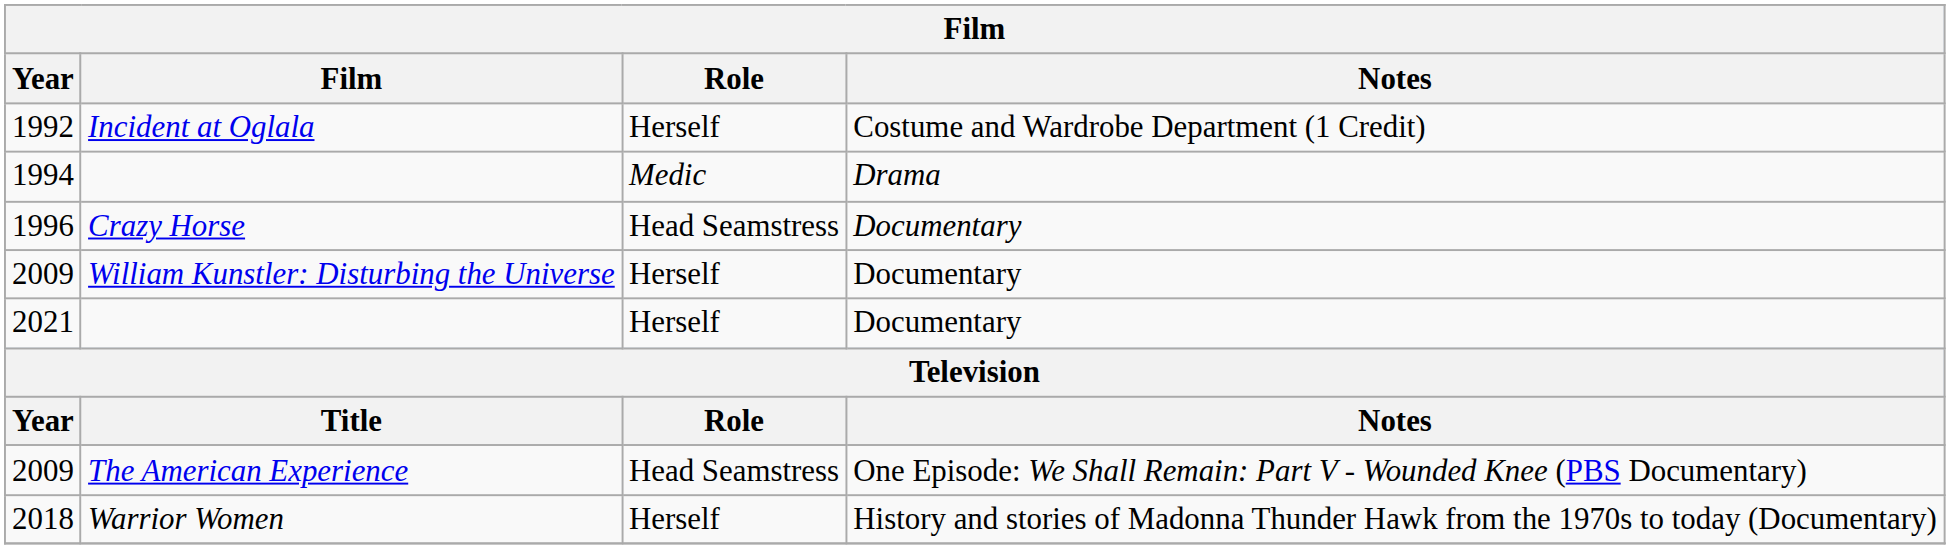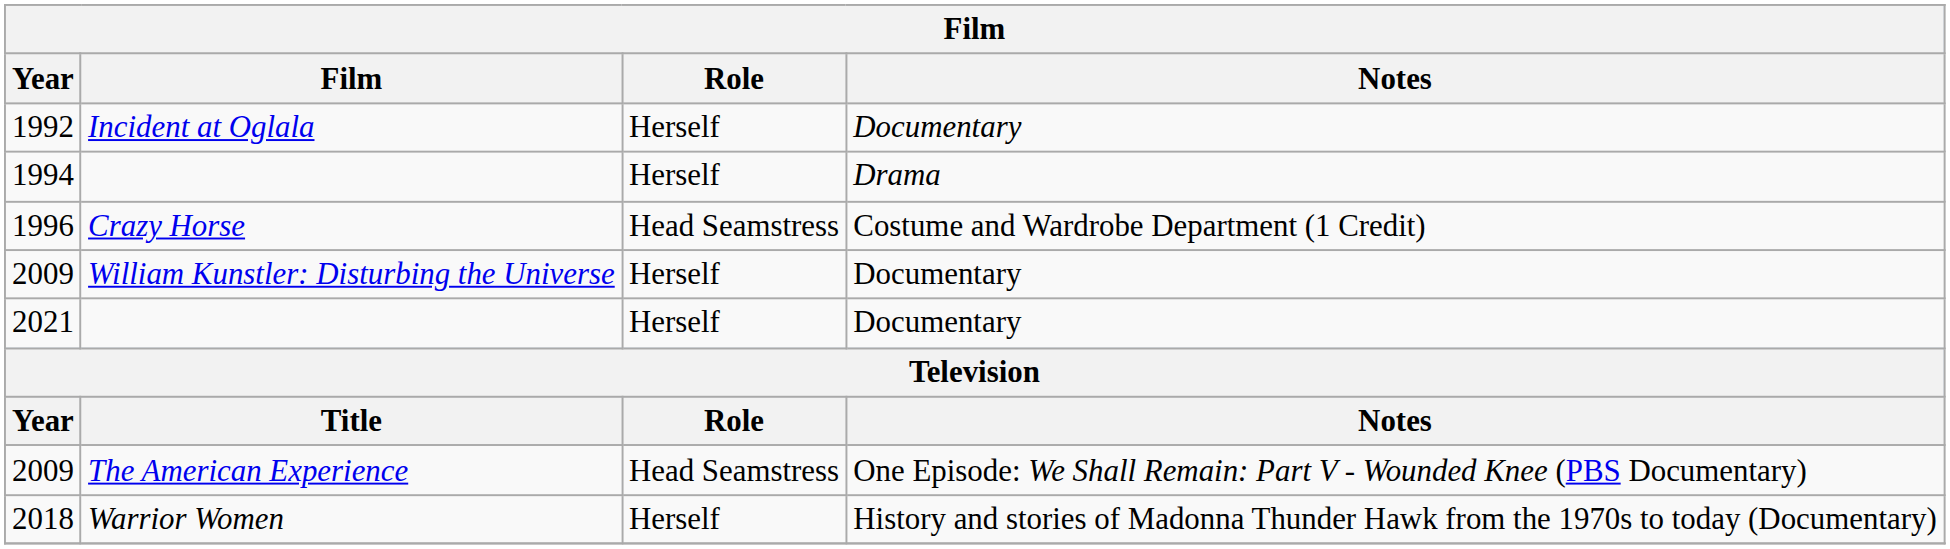(1139, 126) Costume and Wardrobe Department (1 Credit) -> (937, 126) Documentary
(668, 175) Medic -> (674, 175) Herself
(937, 224) Documentary -> (1139, 224) Costume and Wardrobe Department (1 Credit)
